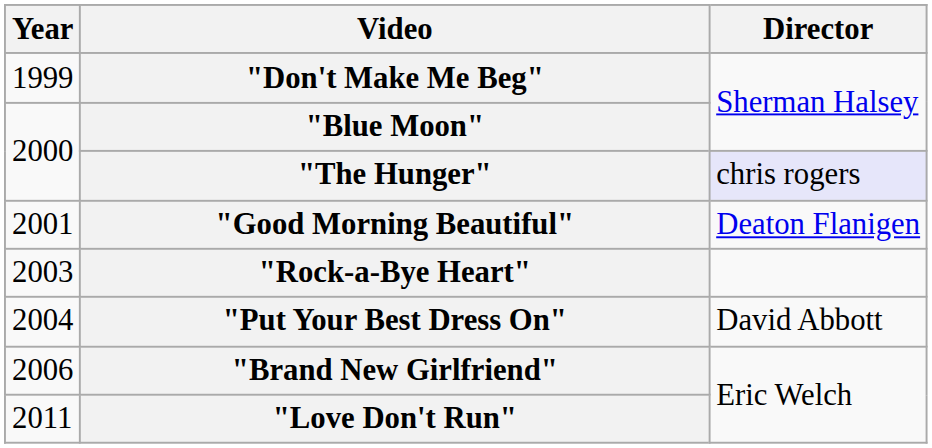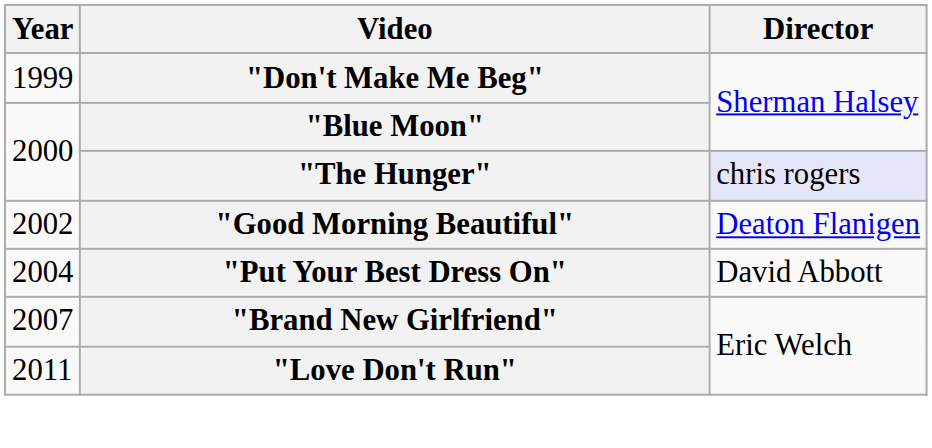(43, 223) 2001 -> (43, 223) 2002
- row: (395, 272)
(43, 369) 2006 -> (43, 321) 2007
